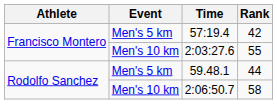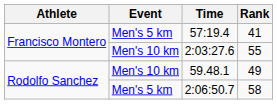(255, 33) 42 -> (255, 33) 41
(142, 71) Men's 5 km -> (145, 71) Men's 10 km
(255, 71) 44 -> (255, 71) 49
(145, 90) Men's 10 km -> (142, 90) Men's 5 km
